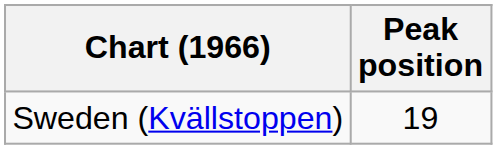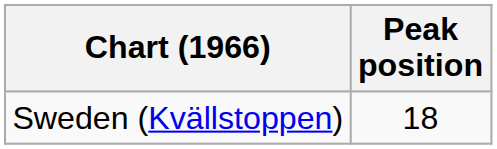(420, 117) 19 -> (420, 117) 18
